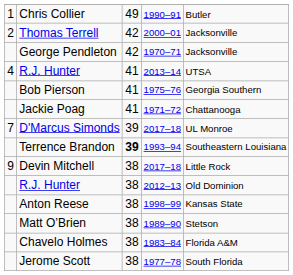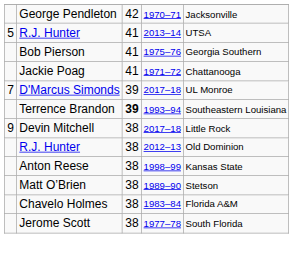- row: (52, 14)
- row: (59, 33)
(10, 71) 4 -> (10, 33) 5
